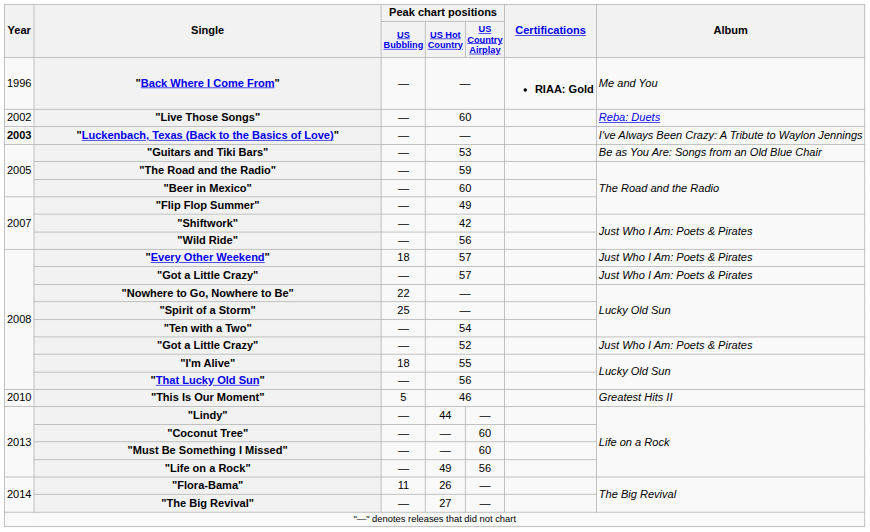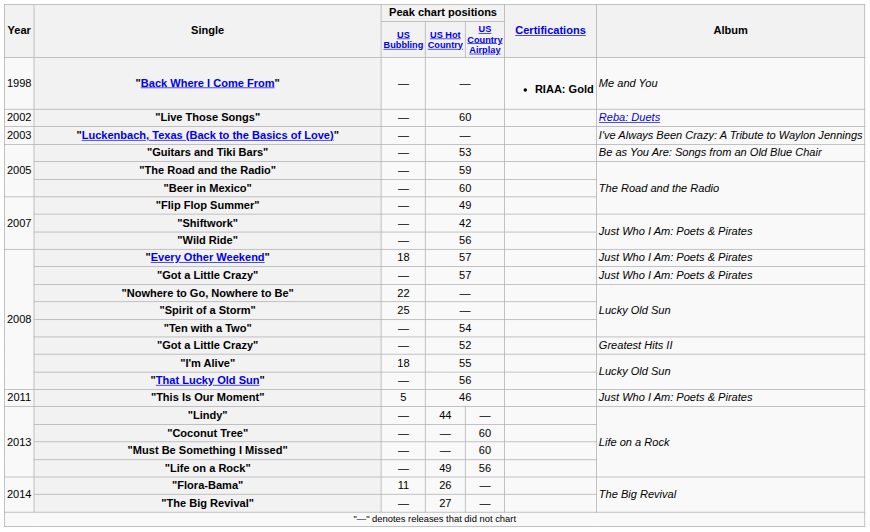(19, 83) 1996 -> (19, 83) 1998
(19, 135) bold -> (19, 135) normal
(676, 345) Just Who I Am: Poets & Pirates -> (636, 345) Greatest Hits II
(19, 398) 2010 -> (19, 398) 2011
(636, 398) Greatest Hits II -> (676, 398) Just Who I Am: Poets & Pirates
